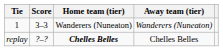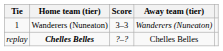columns swapped: (94, 11) <-> (42, 11)
